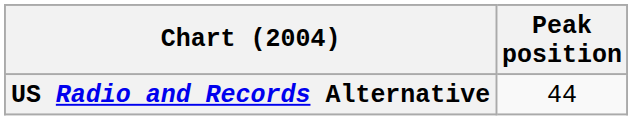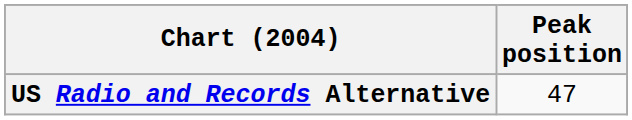(562, 95) 44 -> (562, 95) 47
